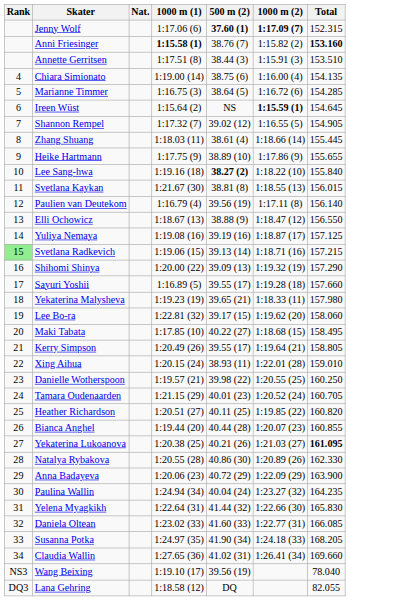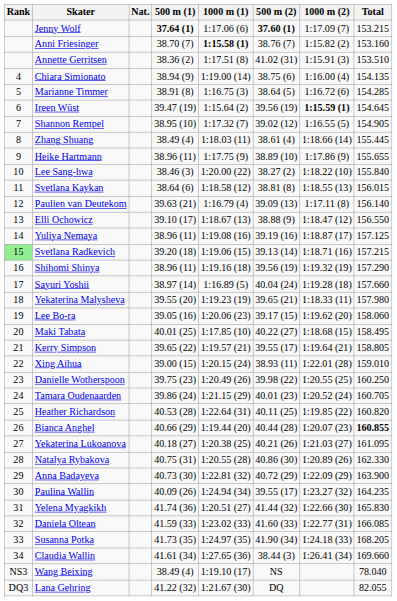+ column: (175, 12)
(280, 28) bold -> (327, 28) normal
(326, 28) 152.315 -> (373, 28) 153.215
(326, 44) bold -> (373, 44) normal
(230, 60) 38.44 (3) -> (276, 60) 41.02 (31)
(230, 108) NS -> (276, 108) 39.56 (19)
(179, 172) 1:19.16 (18) -> (226, 172) 1:20.00 (22)
(230, 172) bold -> (276, 172) normal
(179, 188) 1:21.67 (30) -> (226, 188) 1:18.58 (12)
(230, 204) 39.56 (19) -> (276, 204) 39.09 (13)
(179, 268) 1:20.00 (22) -> (226, 268) 1:19.16 (18)
(230, 268) 39.09 (13) -> (276, 268) 39.56 (19)
(230, 284) 39.55 (17) -> (276, 284) 40.04 (24)
(179, 316) 1:22.81 (32) -> (226, 316) 1:20.06 (23)
(179, 348) 1:20.49 (26) -> (226, 348) 1:19.57 (21)
(179, 380) 1:19.57 (21) -> (226, 380) 1:20.49 (26)
(179, 412) 1:20.51 (27) -> (226, 412) 1:22.64 (31)
(326, 428) normal -> (373, 428) bold
(326, 444) bold -> (373, 444) normal
(179, 476) 1:20.06 (23) -> (226, 476) 1:22.81 (32)
(230, 492) 40.04 (24) -> (276, 492) 39.55 (17)
(179, 508) 1:22.64 (31) -> (226, 508) 1:20.51 (27)
(230, 556) 41.02 (31) -> (276, 556) 38.44 (3)
(230, 572) 39.56 (19) -> (276, 572) NS
(179, 587) 1:18.58 (12) -> (226, 587) 1:21.67 (30)
